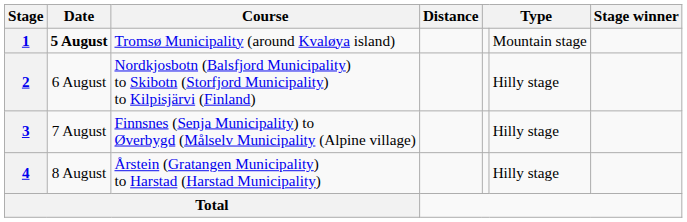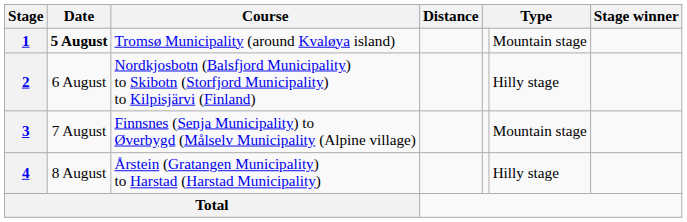(526, 131) Hilly stage -> (540, 131) Mountain stage
